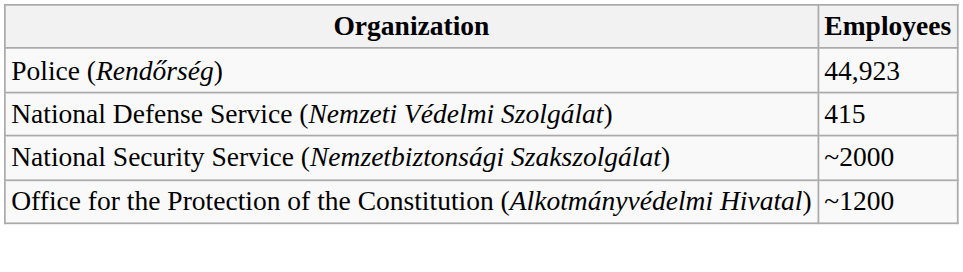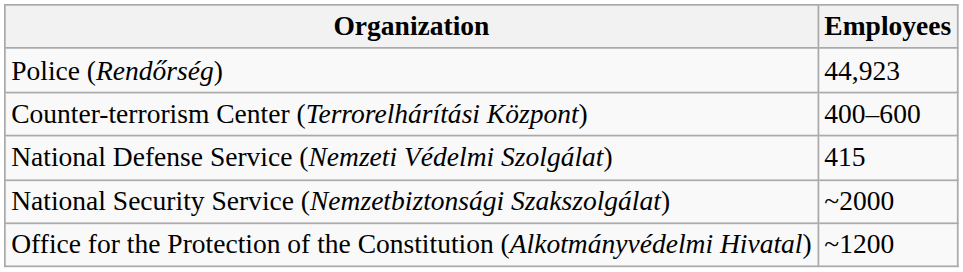+ row: (299, 113)
